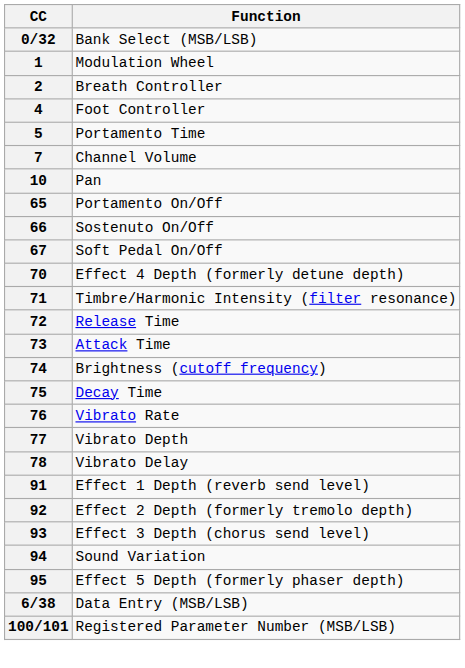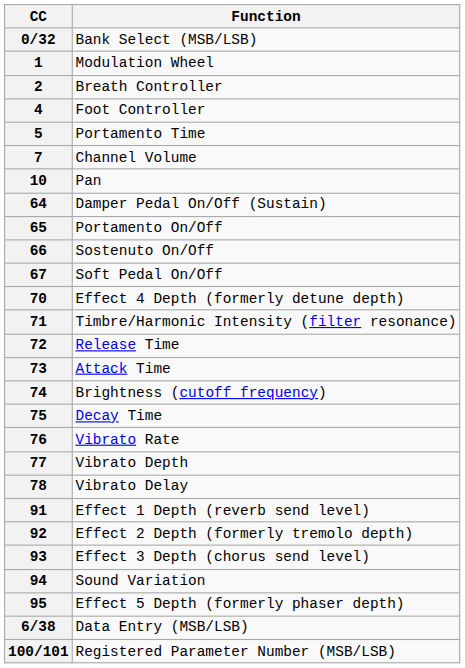+ row: (38, 204)
